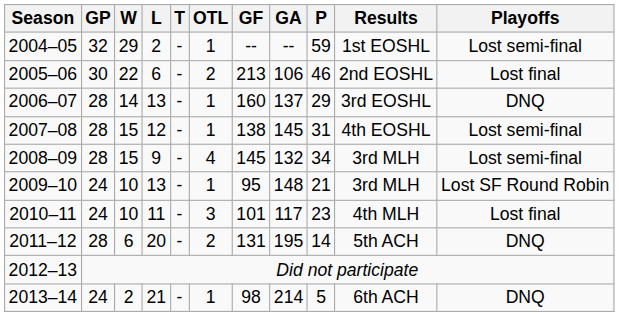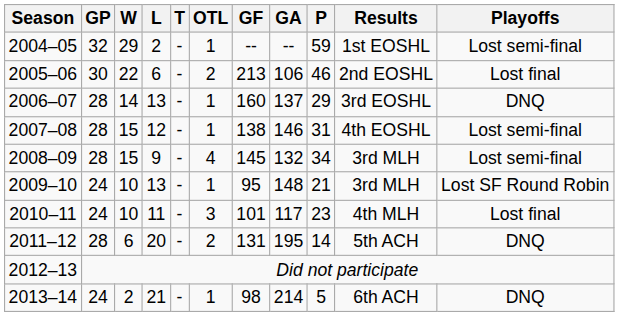(289, 130) 145 -> (289, 130) 146
